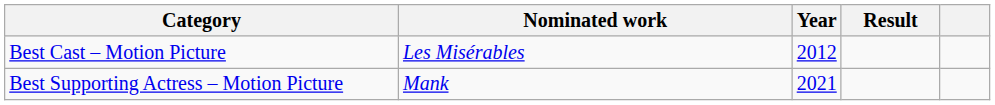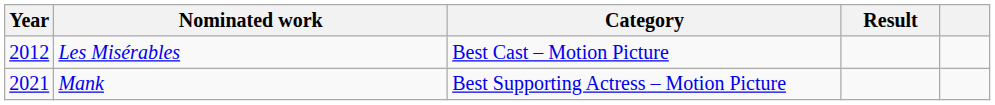columns swapped: (817, 20) <-> (202, 20)
